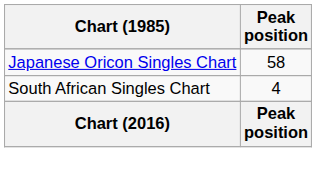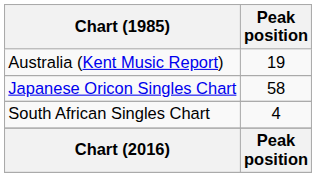+ row: (116, 62)
